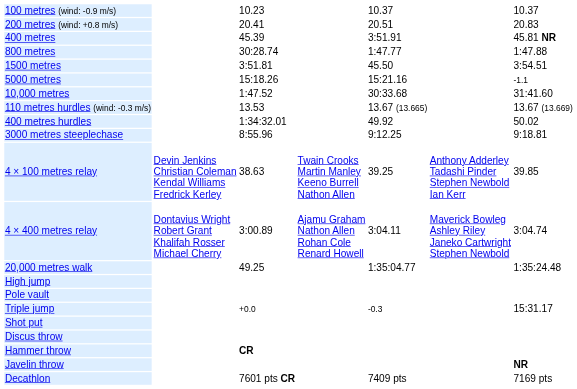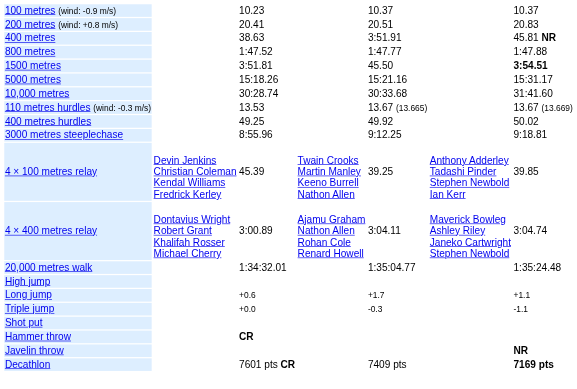(252, 38) 45.39 -> (252, 38) 38.63
(259, 52) 30:28.74 -> (256, 52) 1:47.52
(530, 66) normal -> (531, 66) bold
(521, 80) -1.1 -> (533, 80) 15:31.17
(256, 93) 1:47.52 -> (259, 93) 30:28.74
(263, 121) 1:34:32.01 -> (252, 121) 49.25
(252, 172) 38.63 -> (252, 172) 45.39
(252, 267) 49.25 -> (263, 267) 1:34:32.01
- row: (27, 295)
+ row: (28, 295)
(533, 309) 15:31.17 -> (521, 309) -1.1
- row: (34, 337)
(533, 378) normal -> (534, 364) bold
